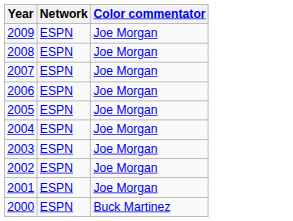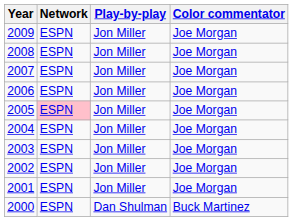+ column: (130, 14)
(56, 110) no background -> (56, 110) pink background
